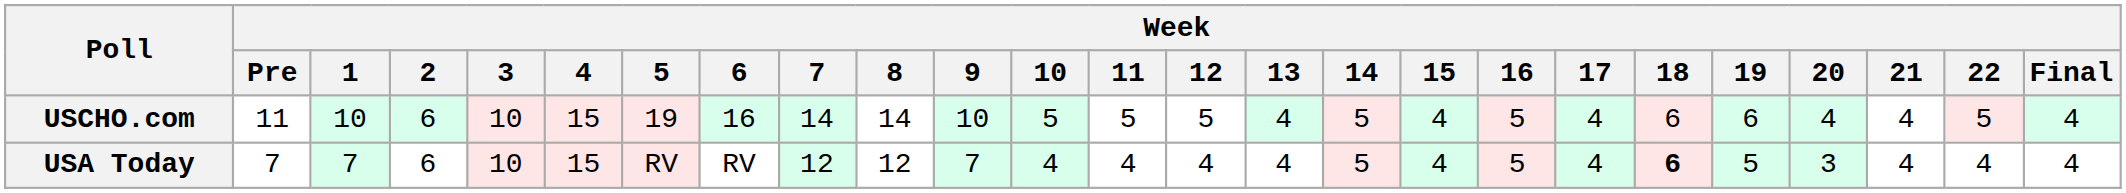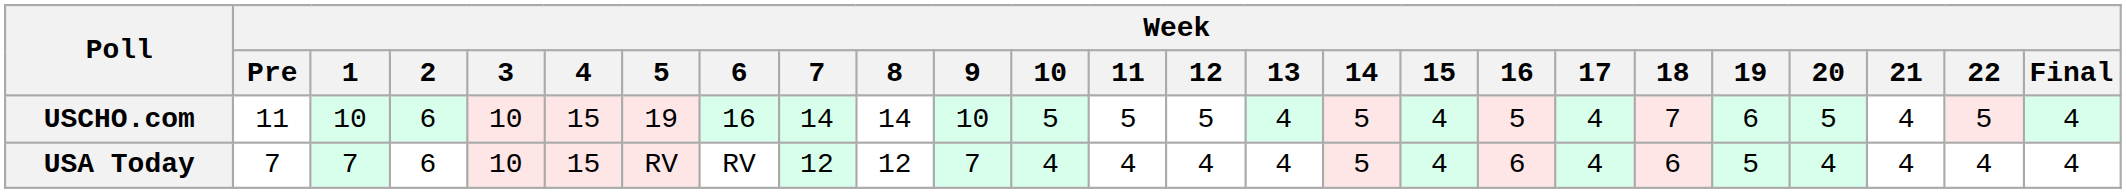(1673, 119) 6 -> (1673, 119) 7
(1828, 119) 4 -> (1828, 119) 5
(1517, 165) 5 -> (1517, 165) 6
(1673, 165) bold -> (1673, 165) normal
(1828, 165) 3 -> (1828, 165) 4
